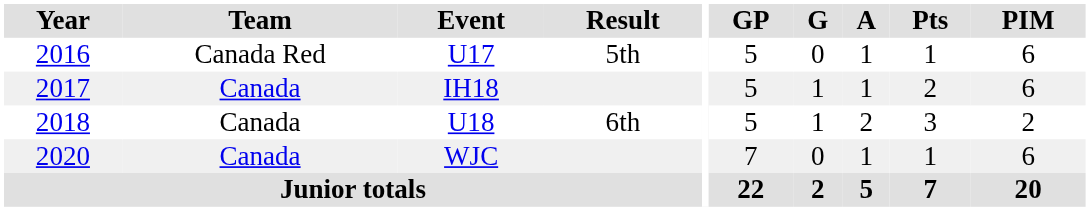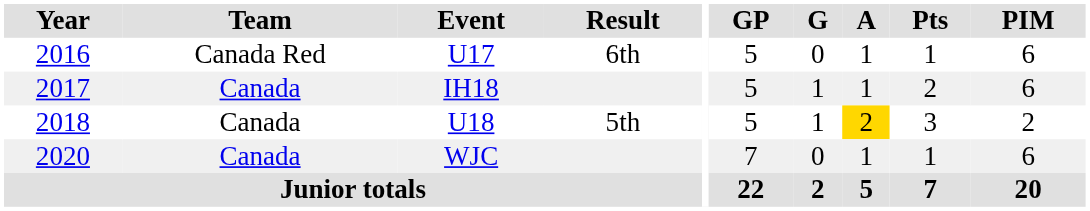(623, 54) 5th -> (623, 54) 6th
(623, 121) 6th -> (623, 121) 5th
(866, 121) no background -> (866, 121) gold background
